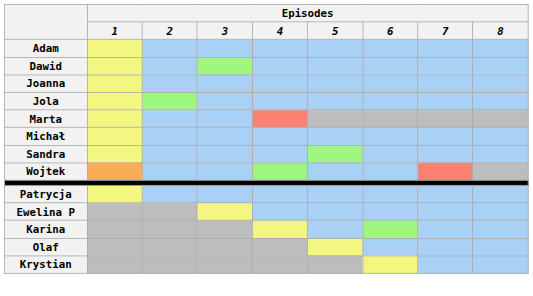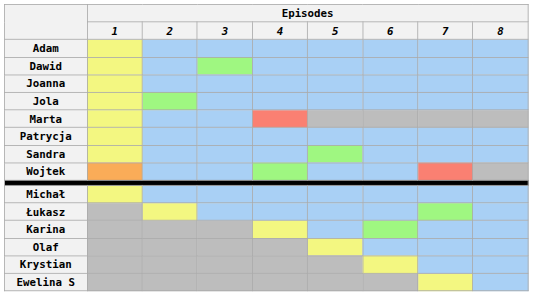rows swapped: (46, 136) <-> (46, 194)
+ row: (46, 212)
- row: (46, 212)
+ row: (46, 282)
